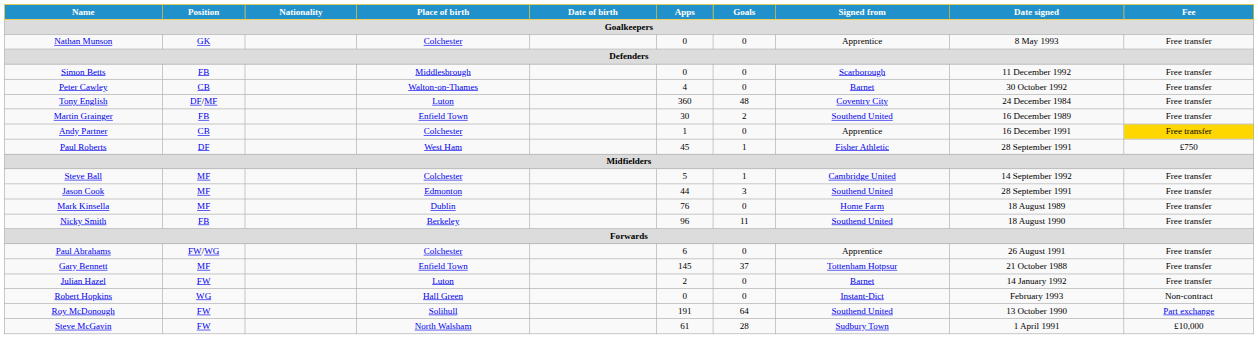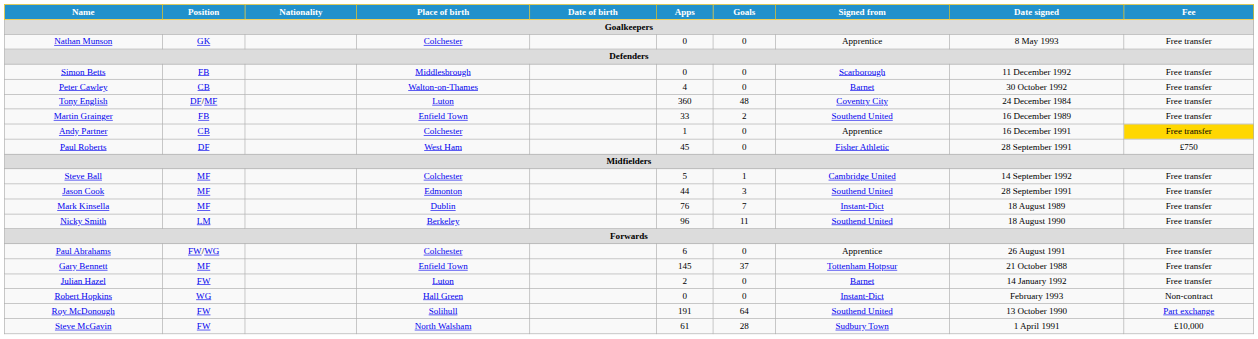(685, 117) 30 -> (685, 117) 33
(744, 147) 1 -> (744, 147) 0
(744, 206) 0 -> (744, 206) 7
(862, 206) Home Farm -> (862, 206) Instant-Dict
(204, 221) FB -> (204, 221) LM
